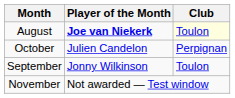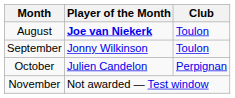(192, 31) lightyellow background -> (192, 31) no background
rows swapped: (34, 66) <-> (34, 48)
